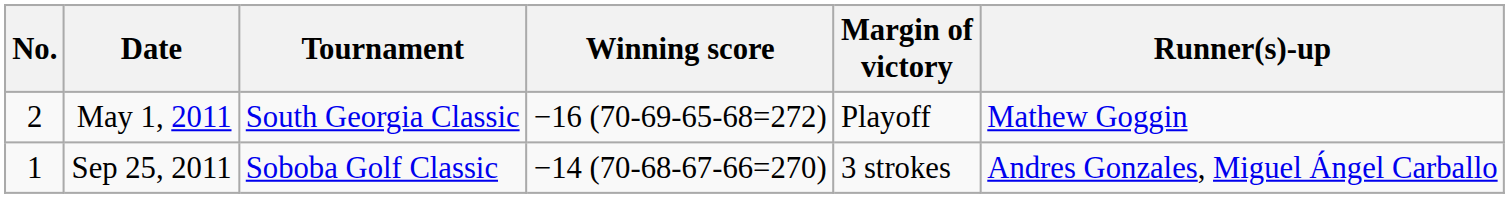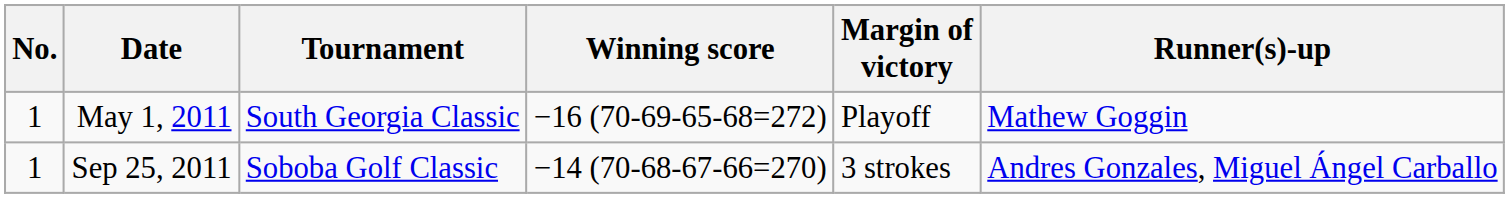(35, 116) 2 -> (35, 116) 1
